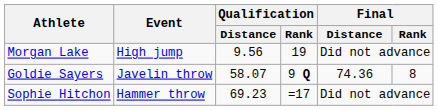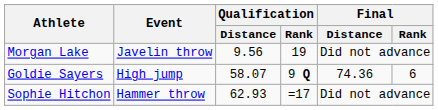(150, 53) High jump -> (164, 53) Javelin throw
(164, 74) Javelin throw -> (150, 74) High jump
(413, 74) 8 -> (413, 74) 6
(248, 95) 69.23 -> (248, 95) 62.93
